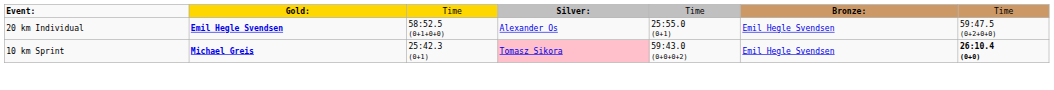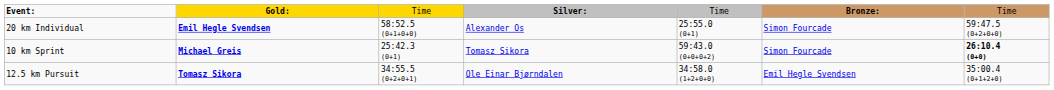(788, 29) Emil Hegle Svendsen -> (798, 29) Simon Fourcade
(531, 51) pink background -> (497, 51) no background
(788, 51) Emil Hegle Svendsen -> (798, 51) Simon Fourcade
+ row: (43, 74)
